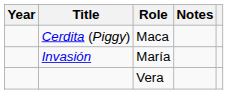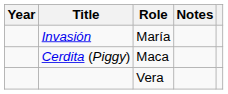rows swapped: (86, 36) <-> (66, 57)
